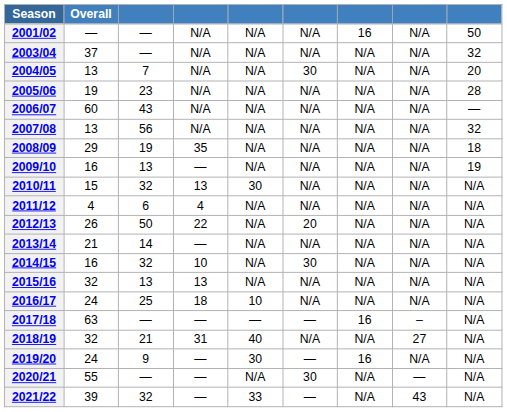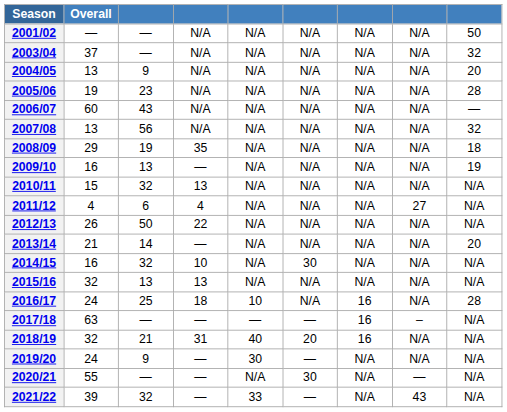(365, 33) 16 -> (365, 33) N/A
(146, 71) 7 -> (146, 71) 9
(310, 71) 30 -> (310, 71) N/A
(255, 186) 30 -> (255, 186) N/A
(419, 205) N/A -> (419, 205) 27
(310, 224) 20 -> (310, 224) N/A
(474, 243) N/A -> (474, 243) 20
(365, 301) N/A -> (365, 301) 16
(474, 301) N/A -> (474, 301) 28
(310, 339) N/A -> (310, 339) 20
(365, 339) N/A -> (365, 339) 16
(419, 339) 27 -> (419, 339) N/A
(365, 358) 16 -> (365, 358) N/A
